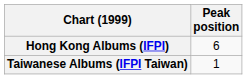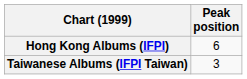(216, 64) 1 -> (216, 64) 3
